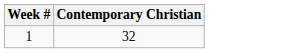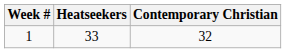+ column: (92, 15)
